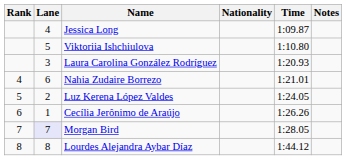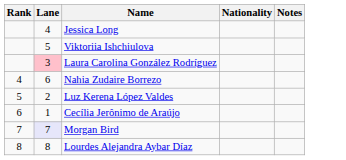- column: (293, 12)
(48, 63) no background -> (48, 63) pink background
